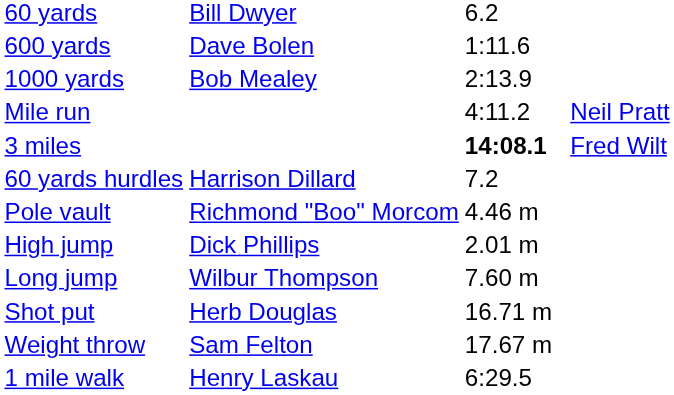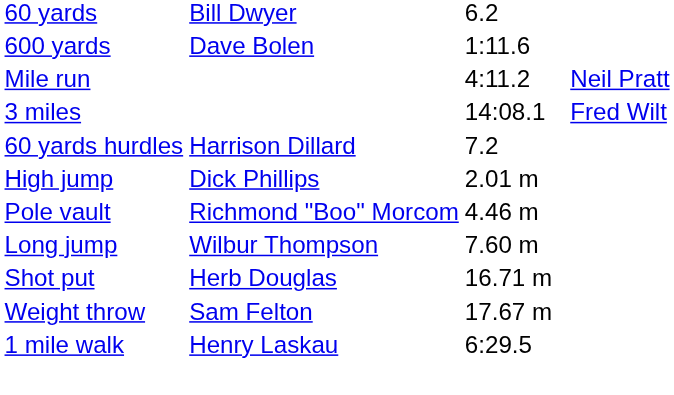- row: (64, 79)
(506, 145) bold -> (505, 112) normal
rows swapped: (59, 245) <-> (58, 212)
